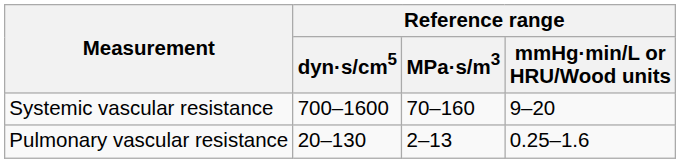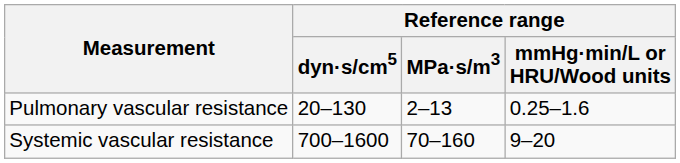rows swapped: (141, 108) <-> (149, 141)
